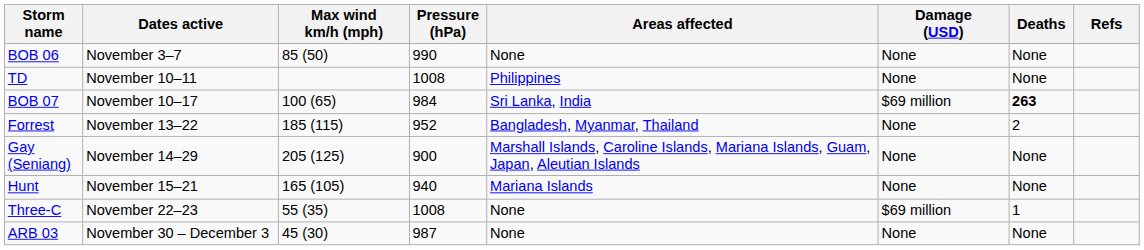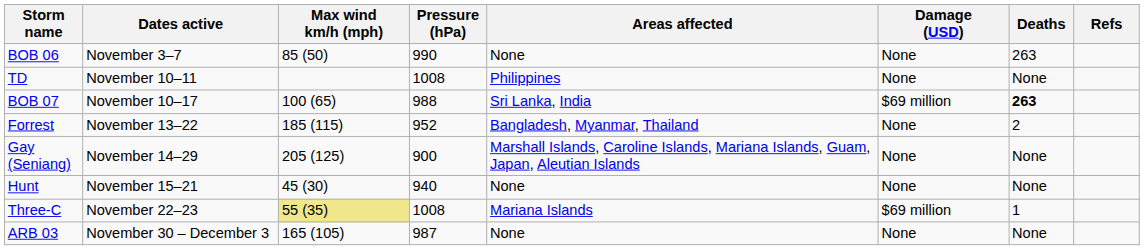(1029, 55) None -> (1024, 55) 263
(425, 101) 984 -> (425, 101) 988
(313, 187) 165 (105) -> (305, 187) 45 (30)
(541, 187) Mariana Islands -> (507, 187) None
(305, 210) no background -> (305, 210) khaki background
(507, 210) None -> (541, 210) Mariana Islands
(305, 233) 45 (30) -> (313, 233) 165 (105)
